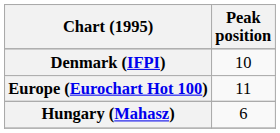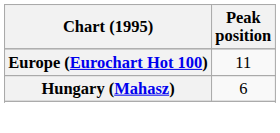- row: (108, 62)
